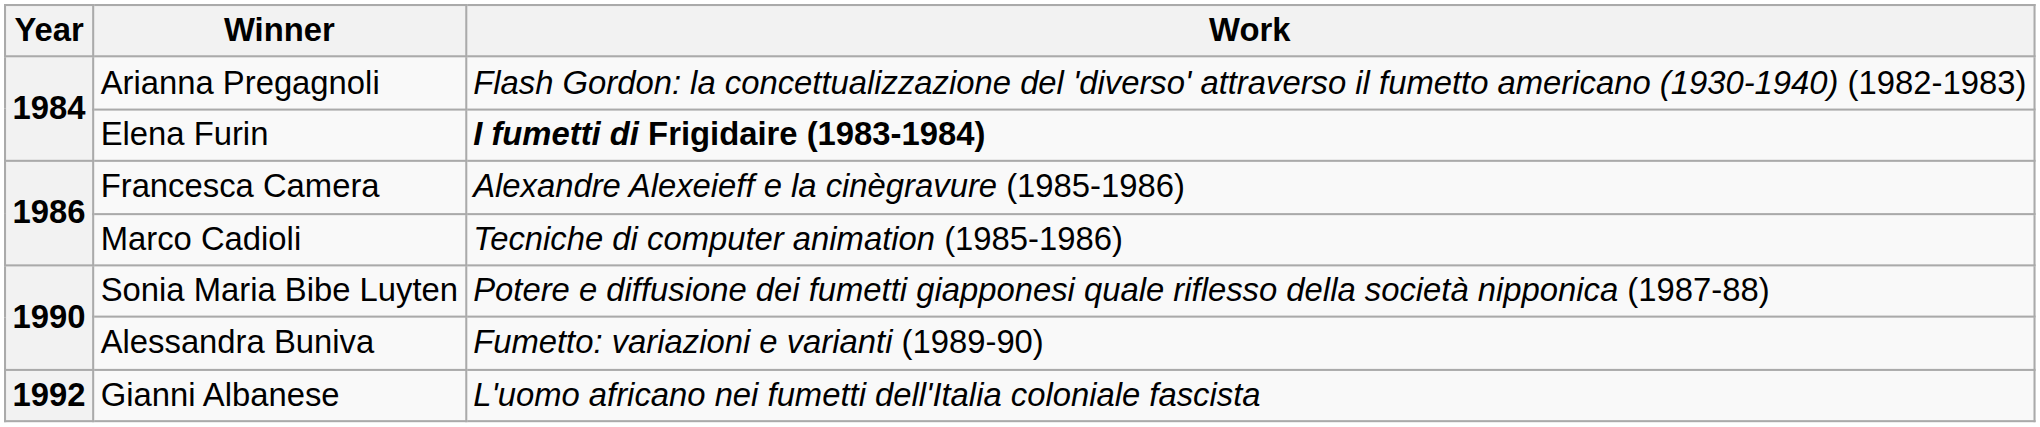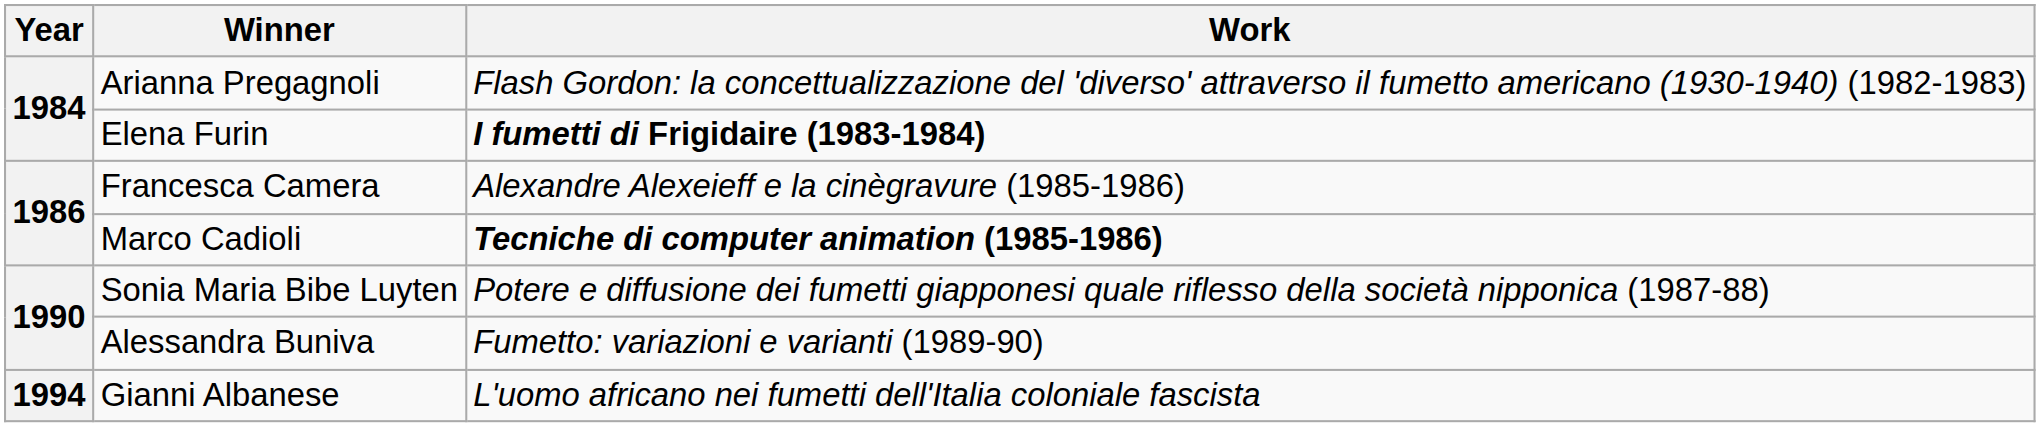(798, 238) normal -> (818, 238) bold
(49, 394) 1992 -> (49, 394) 1994
